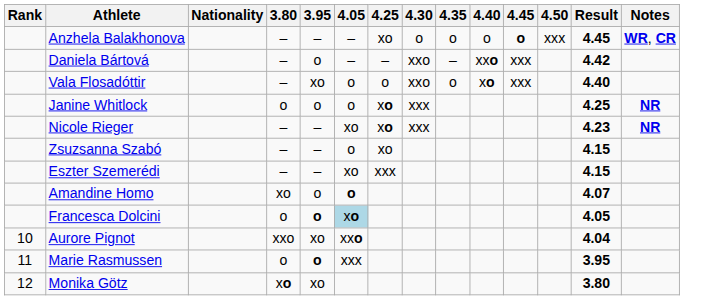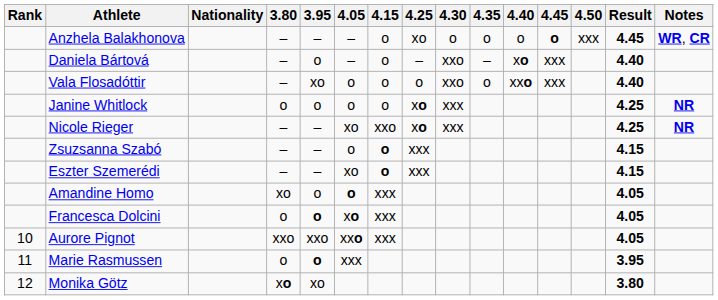+ column: (385, 15)
(487, 60) xxo -> (521, 60) xo
(596, 60) 4.42 -> (630, 60) 4.40
(487, 82) xo -> (521, 82) xxo
(596, 127) 4.23 -> (630, 127) 4.25
(385, 149) xo -> (419, 149) xxx
(596, 194) 4.07 -> (630, 194) 4.05
(351, 216) lightblue background -> (351, 216) no background
(317, 238) xo -> (317, 238) xxo
(596, 238) 4.04 -> (630, 238) 4.05
